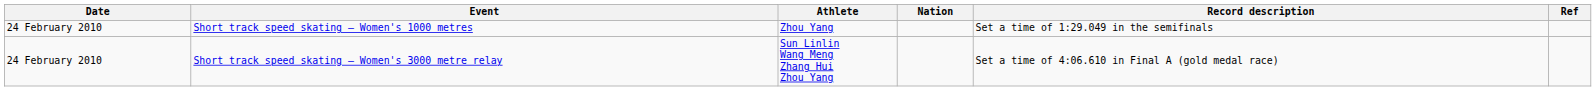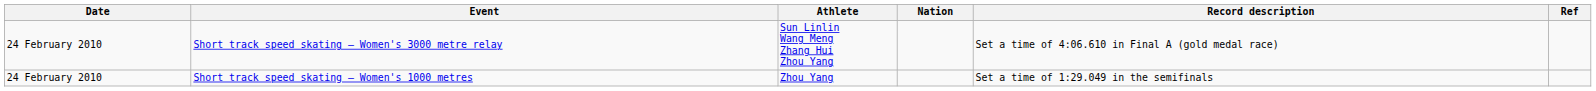rows swapped: (348, 61) <-> (333, 29)
